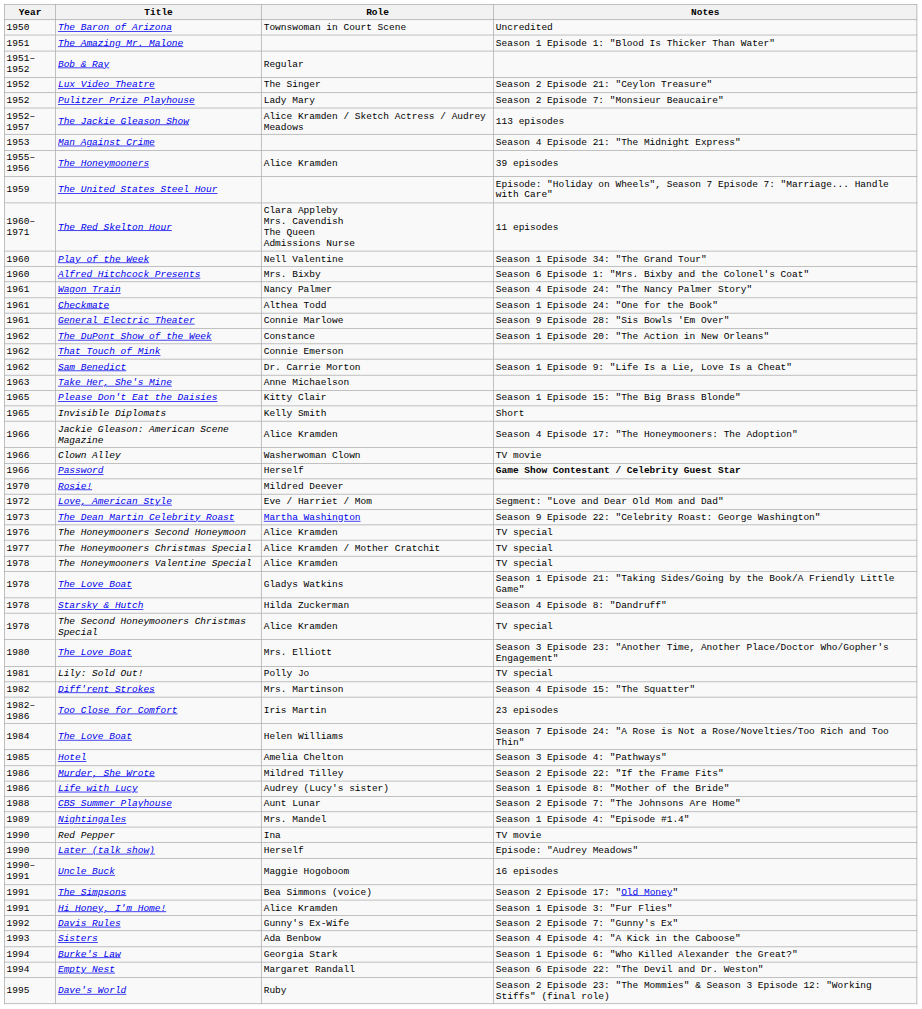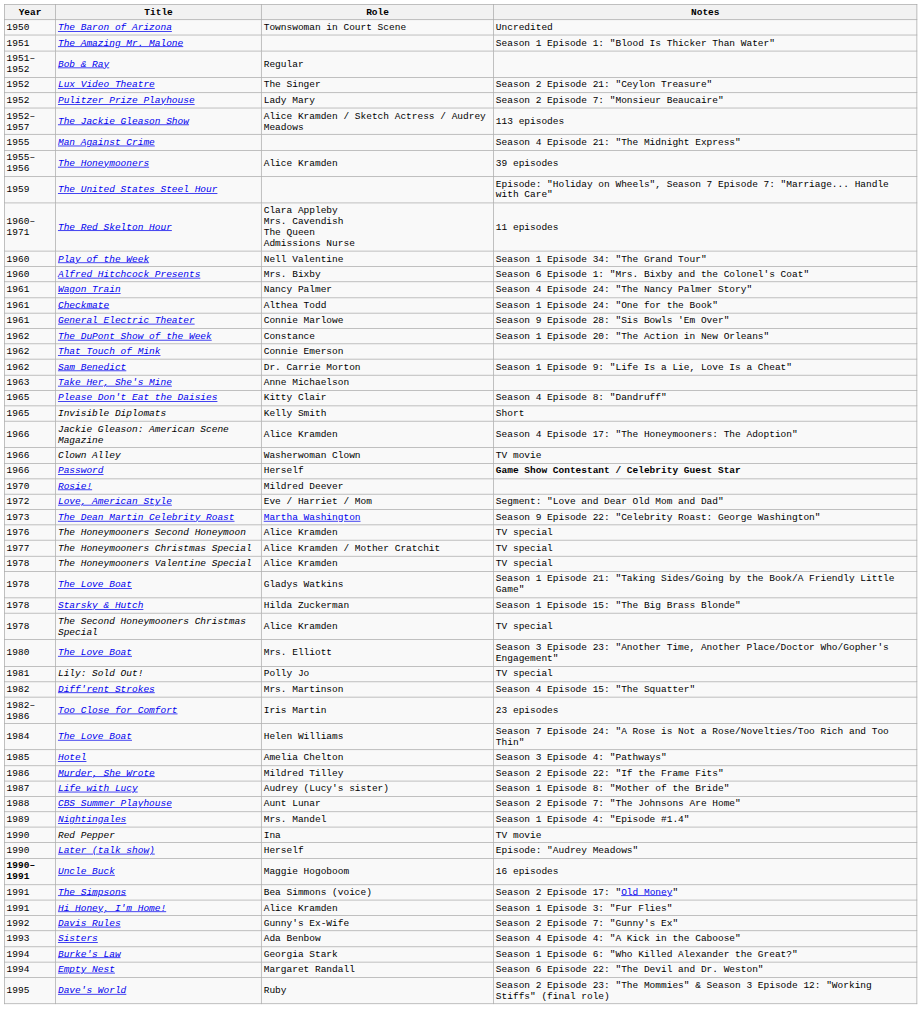(18, 142) 1953 -> (18, 142) 1955
(618, 398) Season 1 Episode 15: "The Big Brass Blonde" -> (581, 398) Season 4 Episode 8: "Dandruff"
(581, 606) Season 4 Episode 8: "Dandruff" -> (618, 606) Season 1 Episode 15: "The Big Brass Blonde"
(18, 789) 1986 -> (18, 789) 1987
(21, 871) normal -> (21, 871) bold
